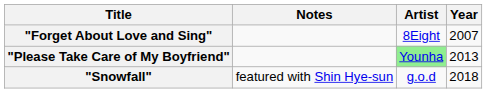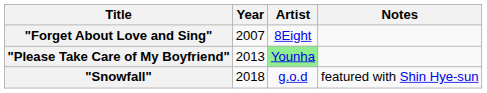columns swapped: (464, 14) <-> (314, 14)
